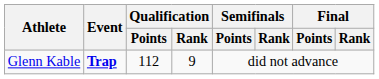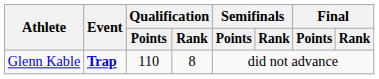(149, 62) 112 -> (149, 62) 110
(192, 62) 9 -> (192, 62) 8
